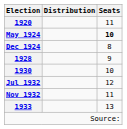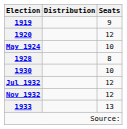+ row: (23, 22)
(110, 22) 11 -> (110, 34) 12
(110, 34) bold -> (110, 46) normal
- row: (23, 46)
(110, 58) 9 -> (110, 58) 8
(110, 94) 11 -> (110, 94) 12
